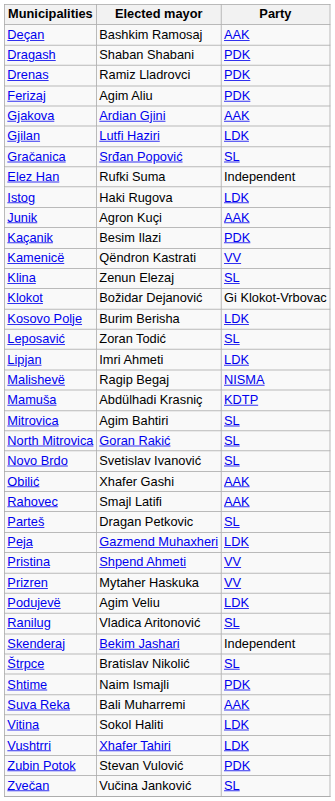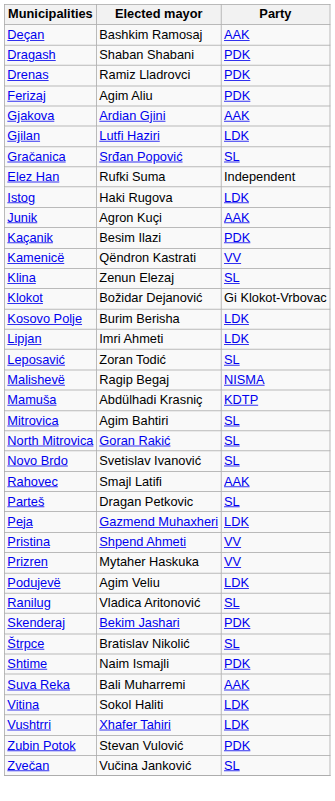rows swapped: (36, 339) <-> (24, 359)
- row: (23, 481)
(260, 643) Independent -> (237, 623) PDK
